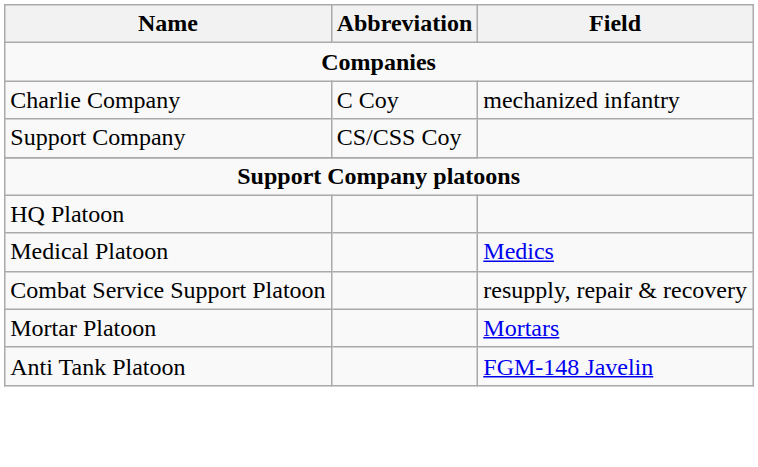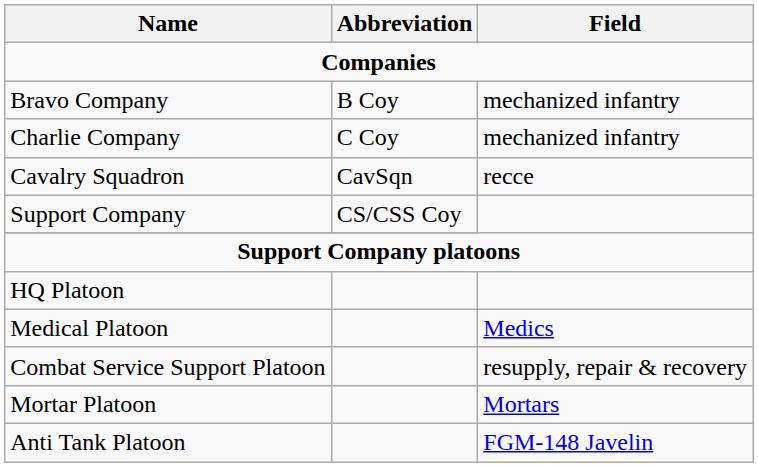+ row: (89, 99)
+ row: (97, 175)
